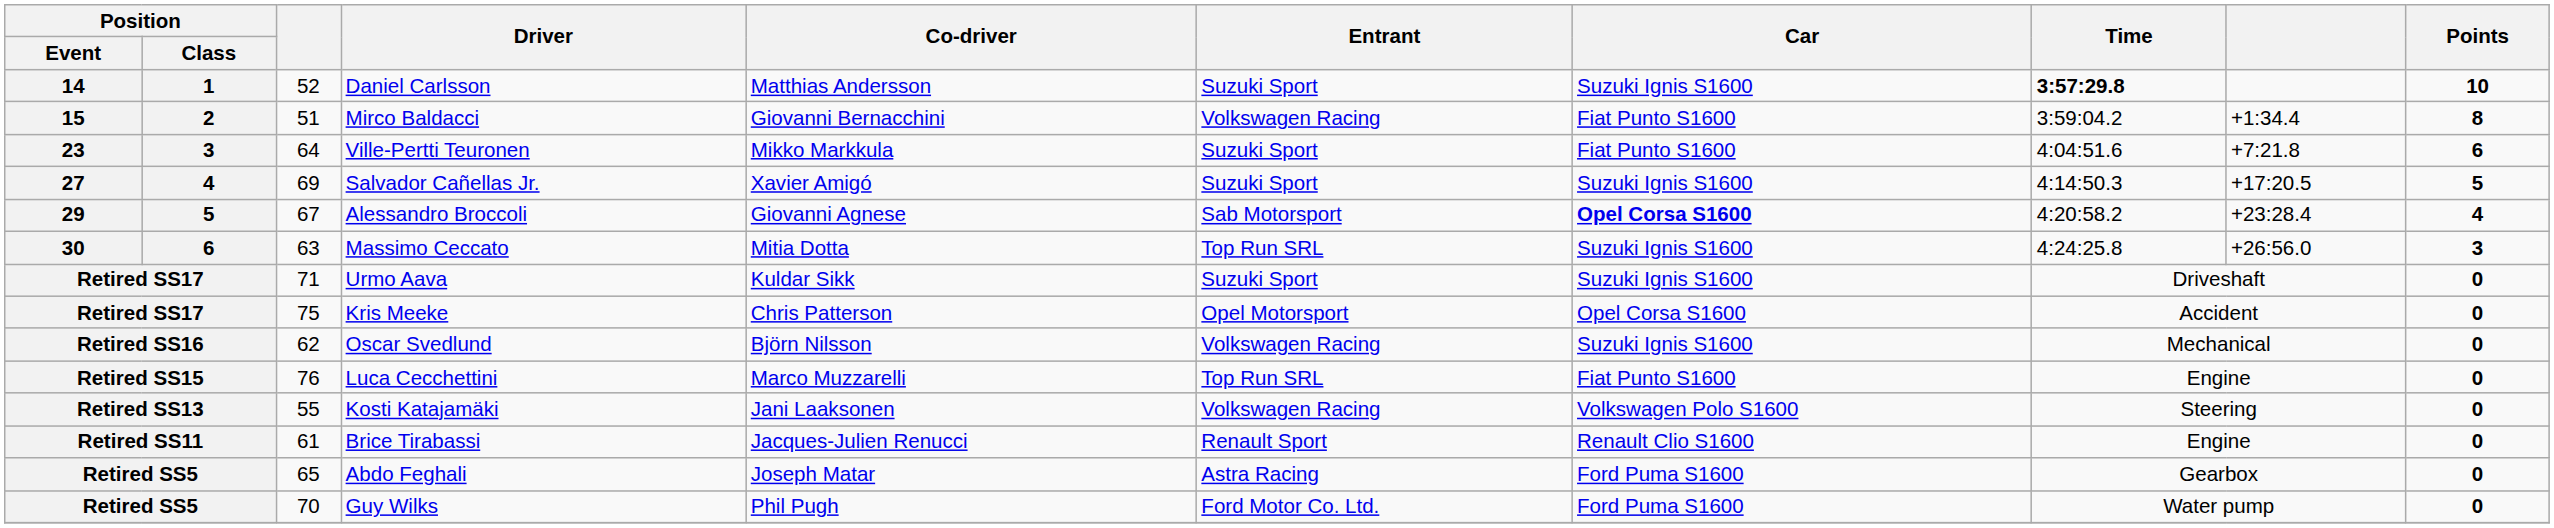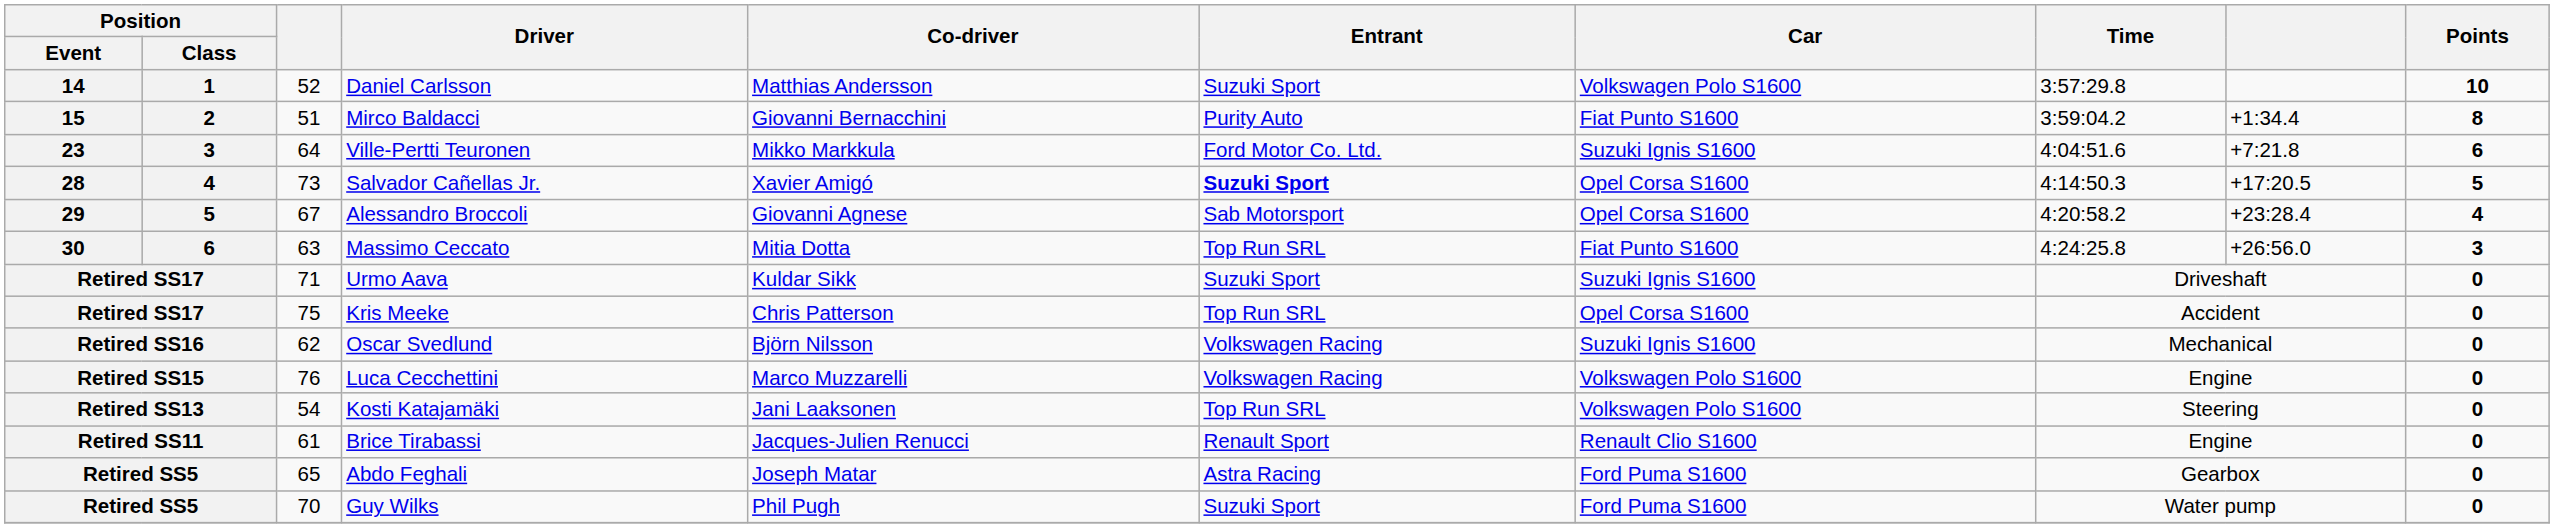(1665, 85) Suzuki Ignis S1600 -> (1691, 85) Volkswagen Polo S1600
(2081, 85) bold -> (2083, 85) normal
(1291, 118) Volkswagen Racing -> (1253, 118) Purity Auto
(1260, 150) Suzuki Sport -> (1292, 150) Ford Motor Co. Ltd.
(1656, 150) Fiat Punto S1600 -> (1668, 150) Suzuki Ignis S1600
(73, 182) 27 -> (73, 182) 28
(308, 182) 69 -> (309, 182) 73
(1260, 182) normal -> (1266, 182) bold
(1665, 182) Suzuki Ignis S1600 -> (1664, 182) Opel Corsa S1600
(1664, 215) bold -> (1664, 215) normal
(1665, 247) Suzuki Ignis S1600 -> (1659, 247) Fiat Punto S1600
(1275, 312) Opel Motorsport -> (1265, 312) Top Run SRL
(1262, 377) Top Run SRL -> (1293, 377) Volkswagen Racing
(1656, 377) Fiat Punto S1600 -> (1691, 377) Volkswagen Polo S1600
(308, 409) 55 -> (309, 409) 54
(1291, 409) Volkswagen Racing -> (1265, 409) Top Run SRL
(1290, 506) Ford Motor Co. Ltd. -> (1262, 506) Suzuki Sport
